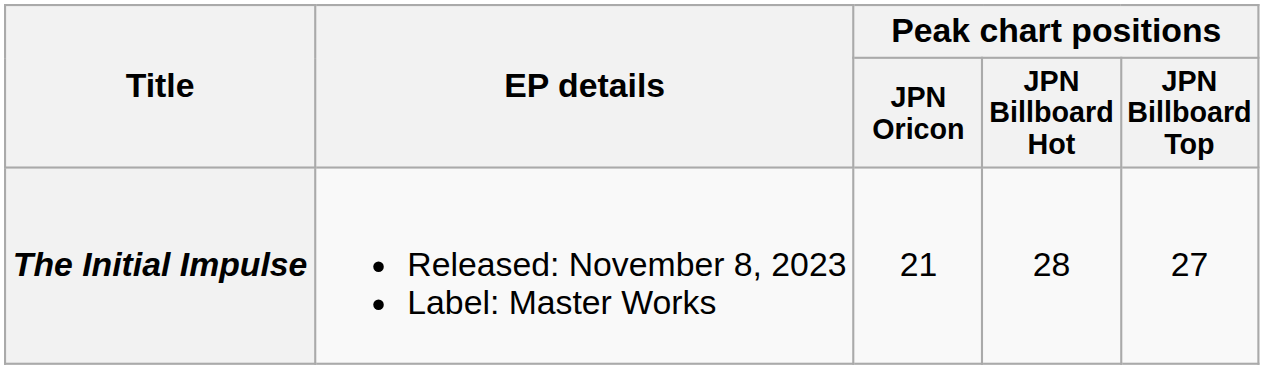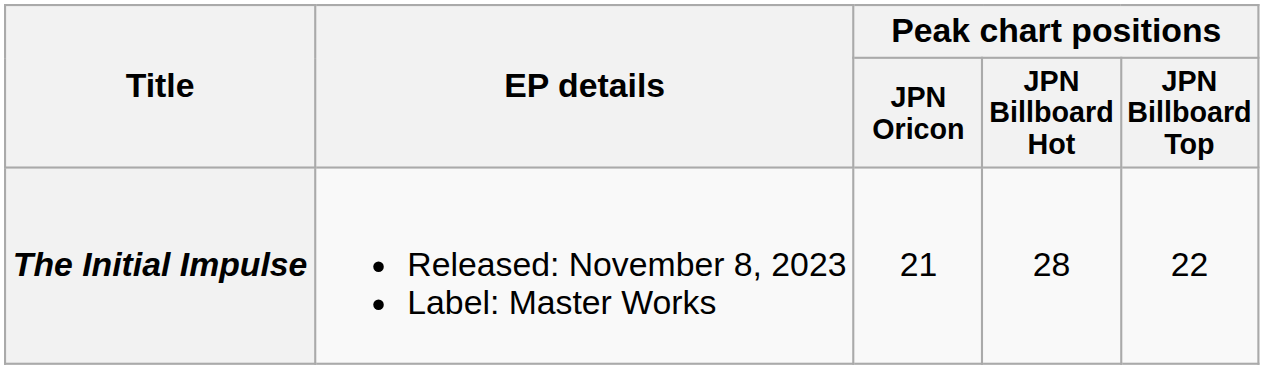(1189, 265) 27 -> (1189, 265) 22
